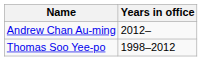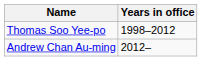rows swapped: (56, 47) <-> (61, 30)
